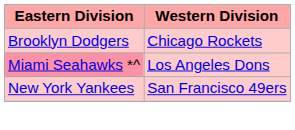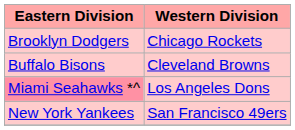+ row: (56, 64)
